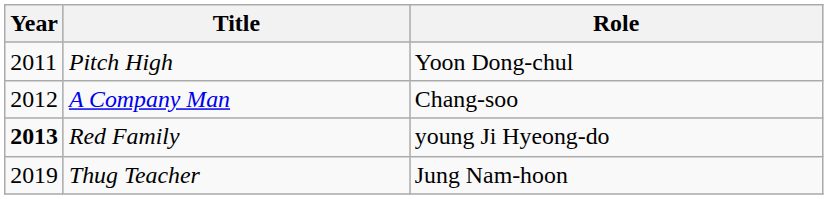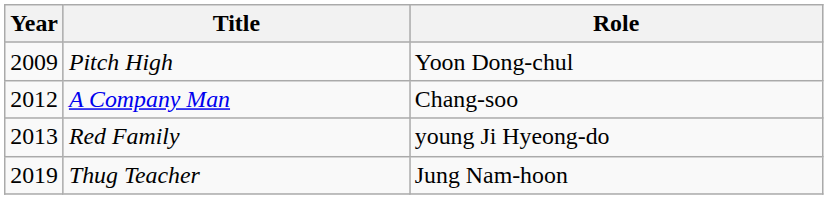(34, 61) 2011 -> (34, 61) 2009
(34, 136) bold -> (34, 136) normal
